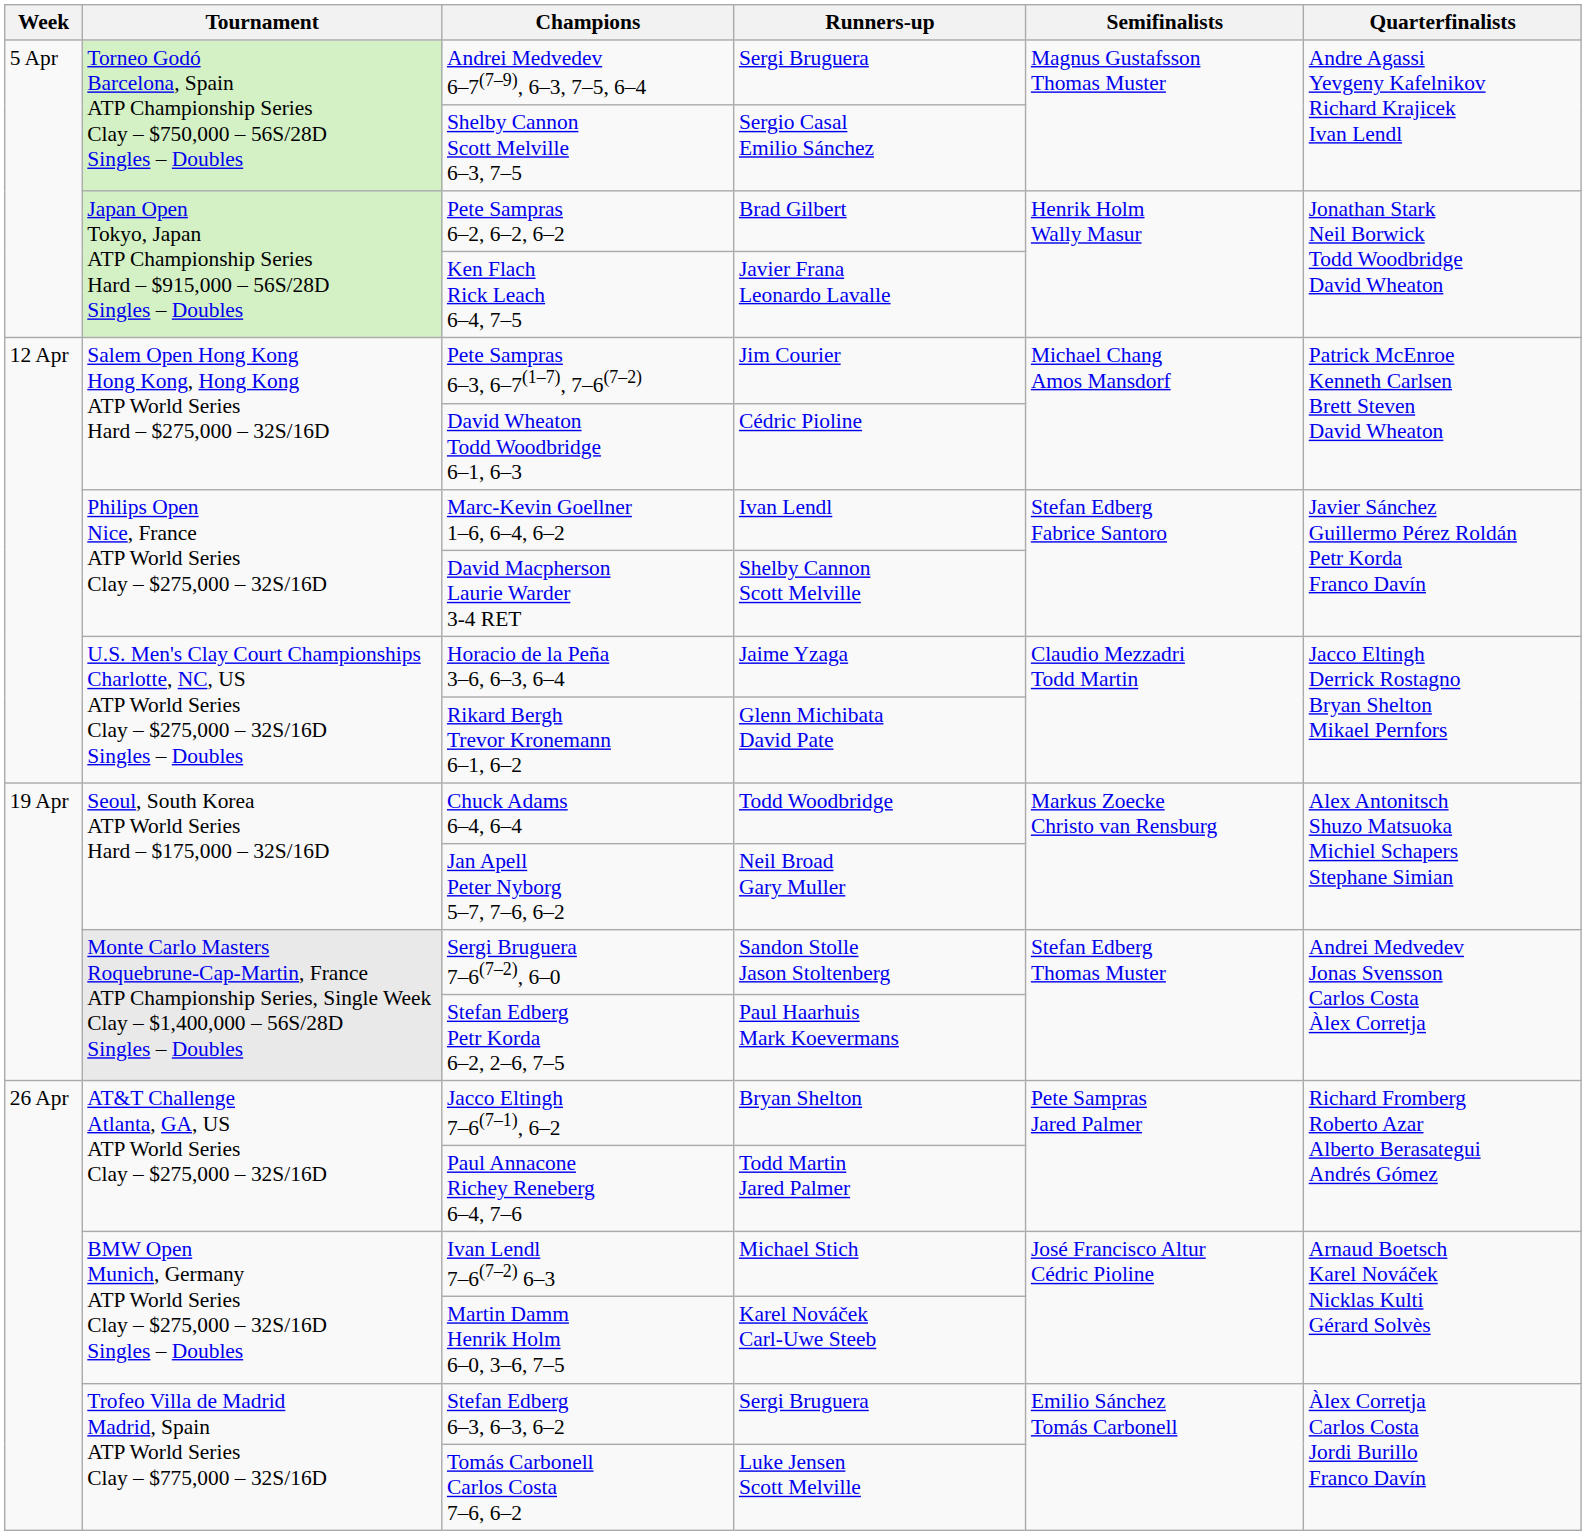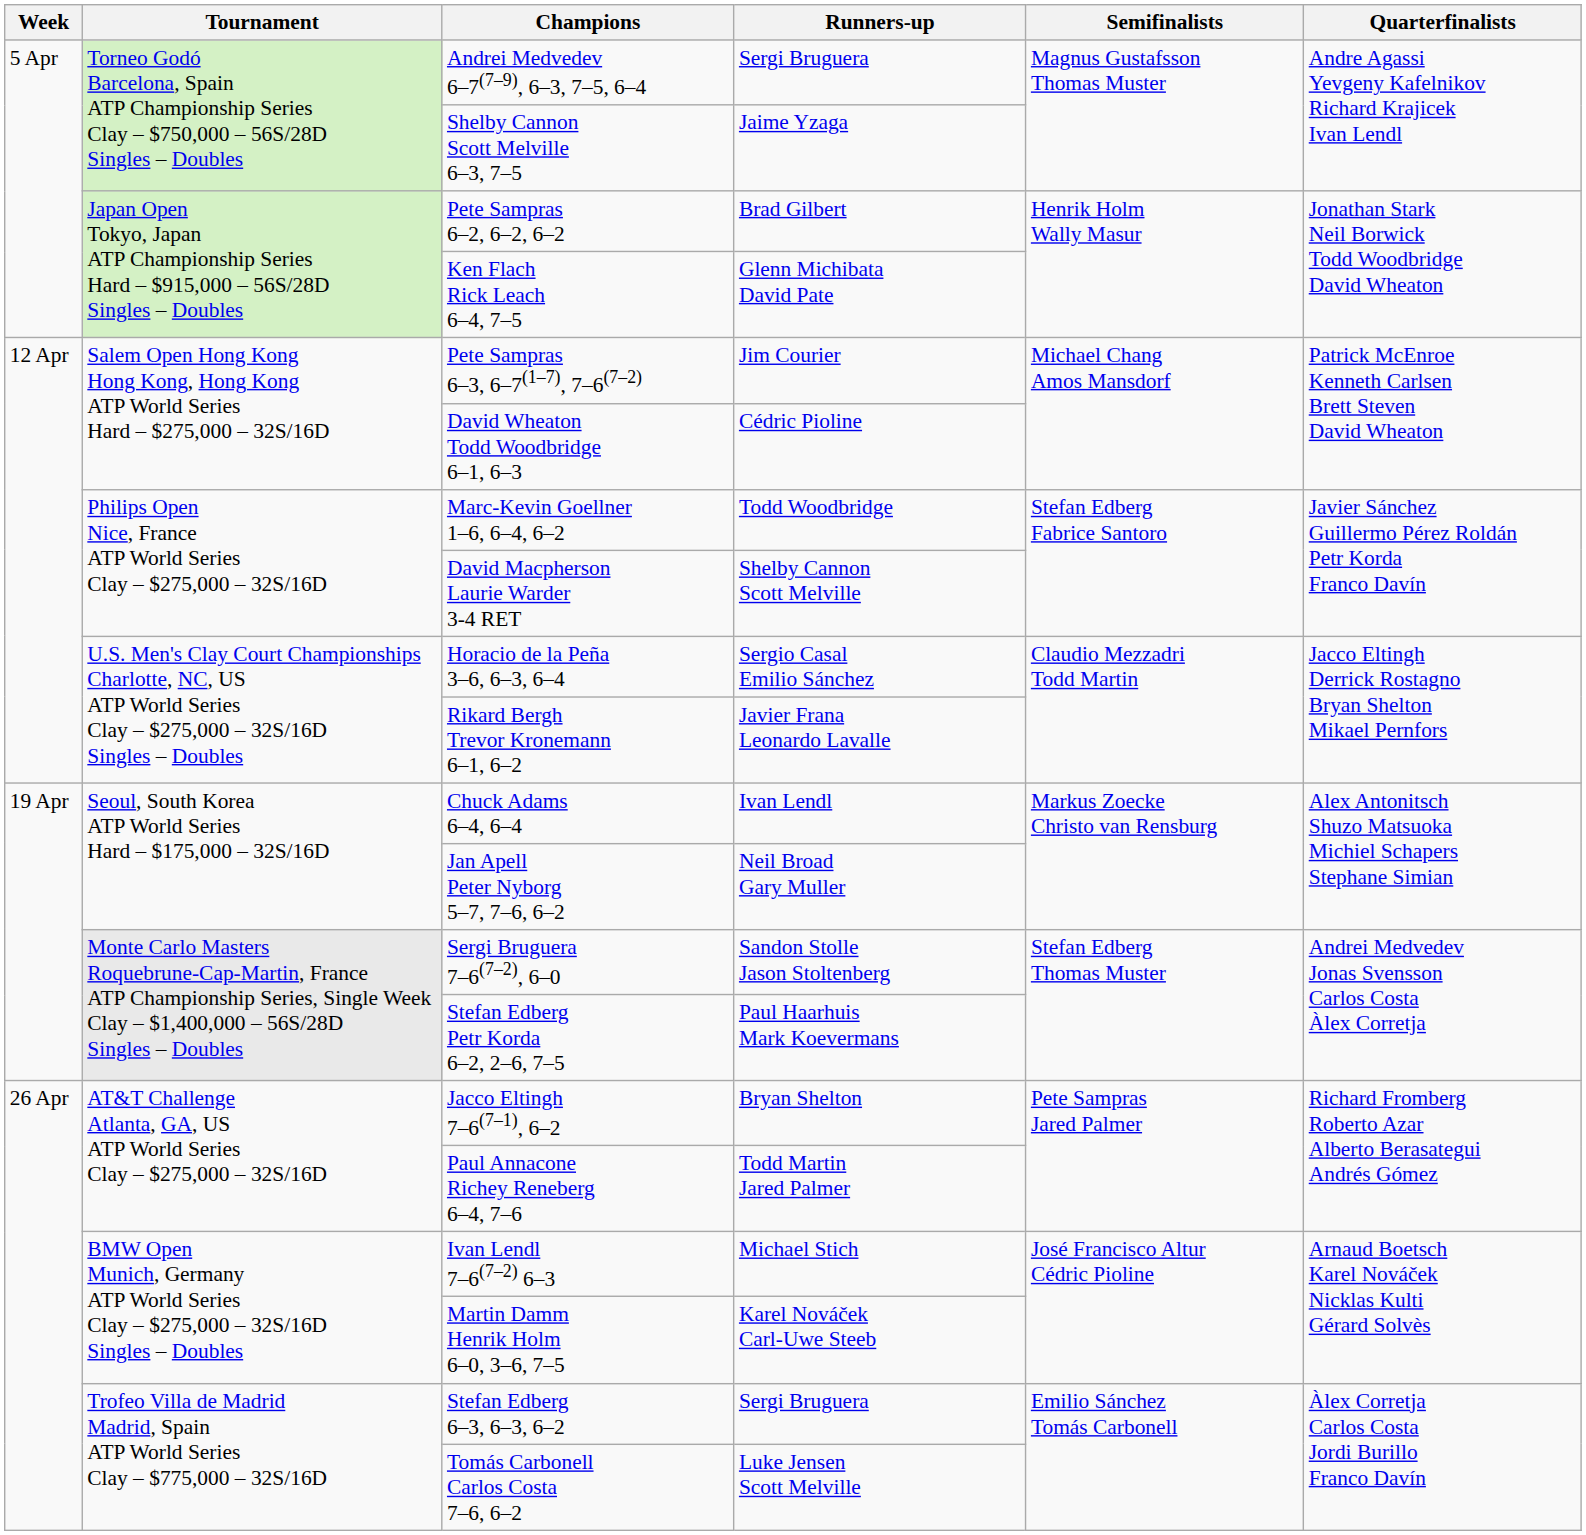(806, 135) Sergio Casal Emilio Sánchez -> (794, 122) Jaime Yzaga
(815, 282) Javier Frana Leonardo Lavalle -> (811, 282) Glenn Michibata David Pate
(786, 506) Ivan Lendl -> (816, 506) Todd Woodbridge
(794, 653) Jaime Yzaga -> (806, 666) Sergio Casal Emilio Sánchez
(811, 727) Glenn Michibata David Pate -> (815, 727) Javier Frana Leonardo Lavalle
(816, 800) Todd Woodbridge -> (786, 800) Ivan Lendl
